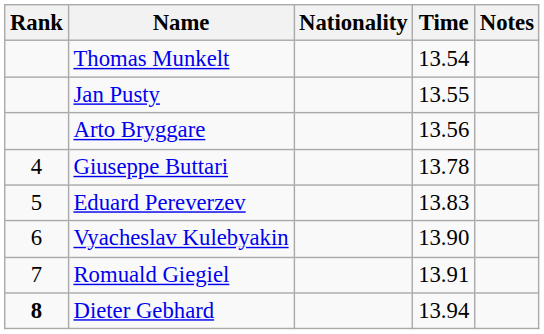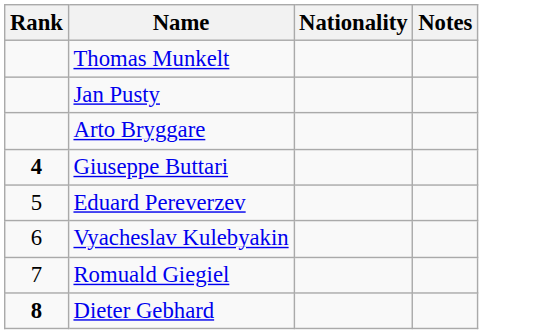- column: (444, 22)
(36, 166) normal -> (36, 166) bold
